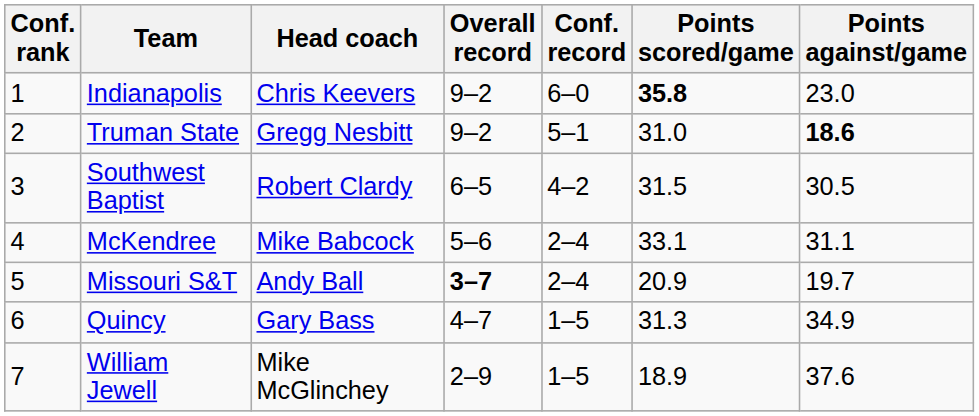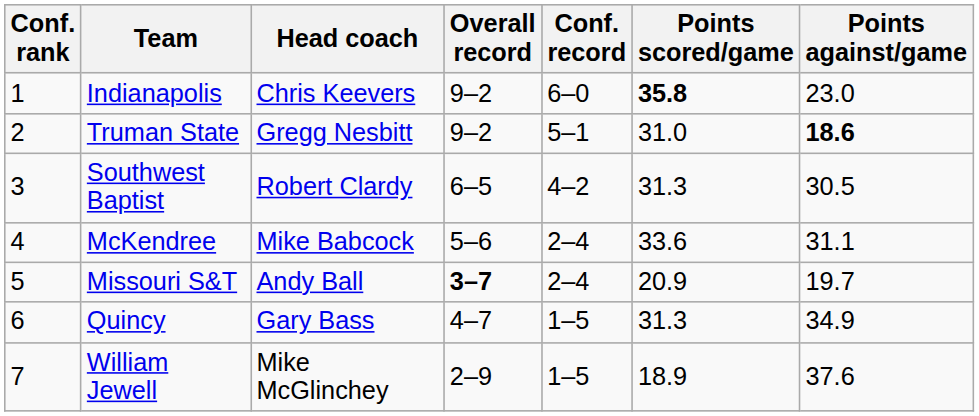(663, 187) 31.5 -> (663, 187) 31.3
(663, 241) 33.1 -> (663, 241) 33.6
